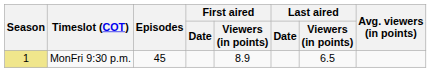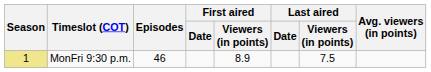(160, 59) 45 -> (160, 59) 46
(327, 59) 6.5 -> (327, 59) 7.5
